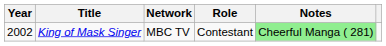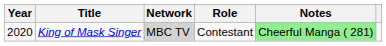(20, 31) 2002 -> (20, 31) 2020
(168, 31) no background -> (168, 31) lightgrey background
